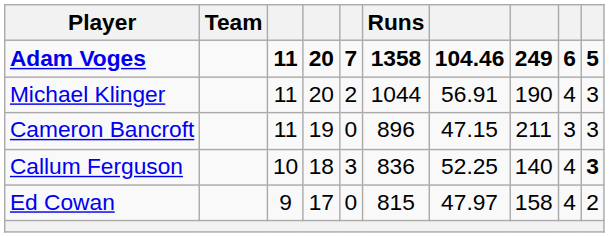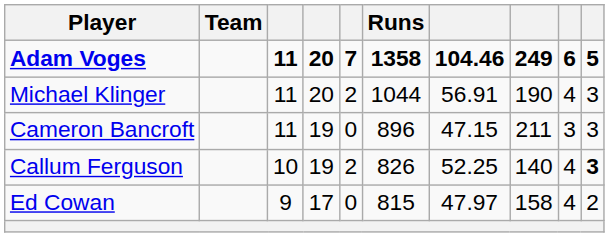(321, 166) 18 -> (321, 166) 19
(351, 166) 3 -> (351, 166) 2
(396, 166) 836 -> (396, 166) 826
